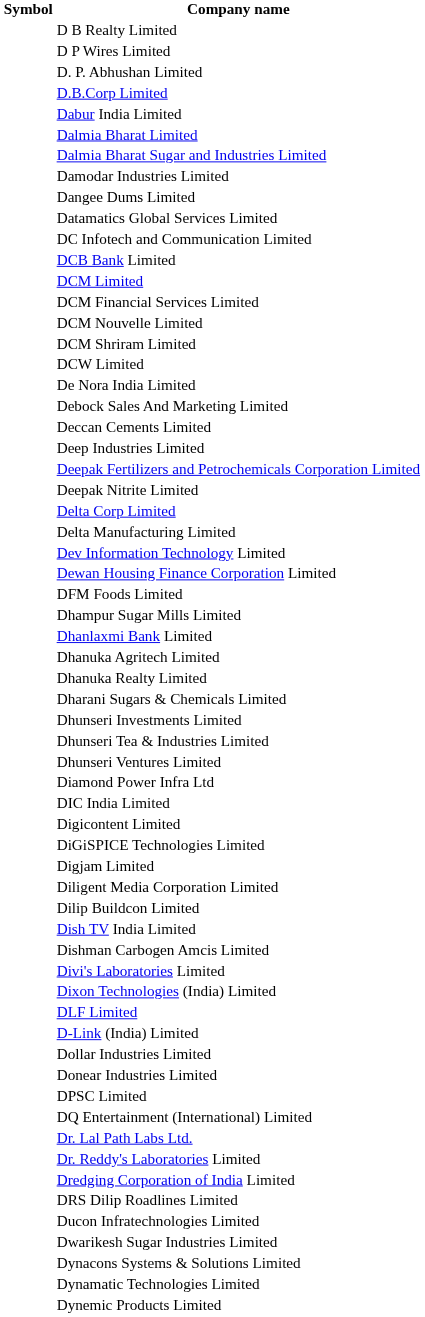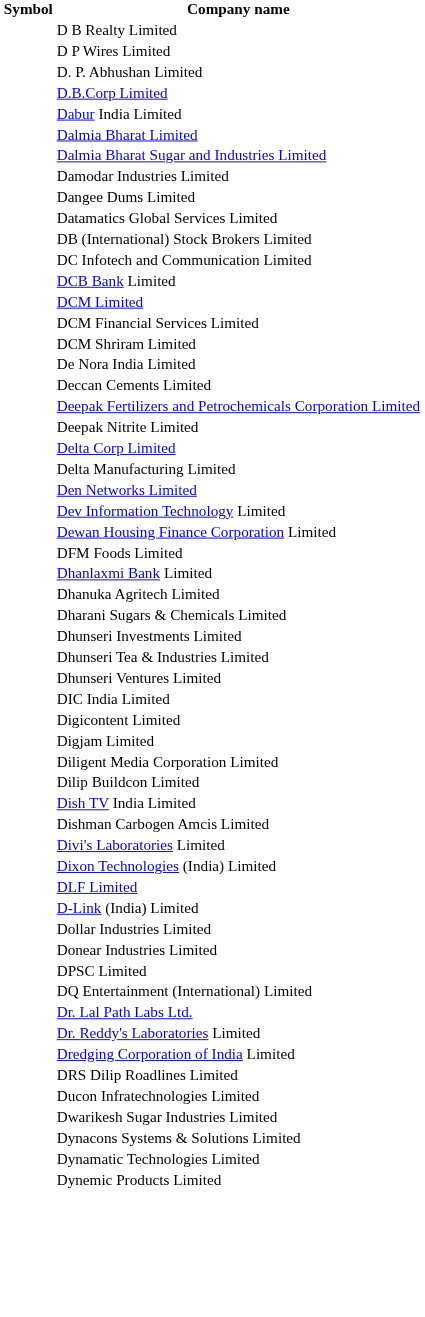+ row: (184, 239)
- row: (130, 322)
- row: (100, 364)
- row: (172, 406)
- row: (131, 448)
+ row: (127, 490)
- row: (149, 615)
- row: (132, 678)
- row: (135, 782)
- row: (161, 845)
